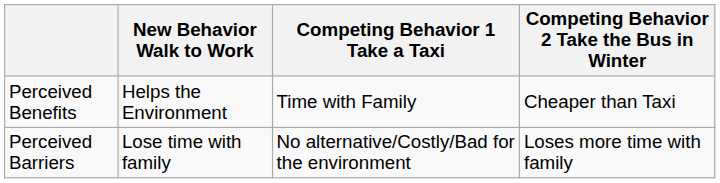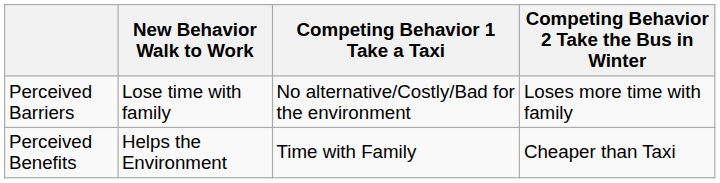rows swapped: (51, 101) <-> (51, 152)
